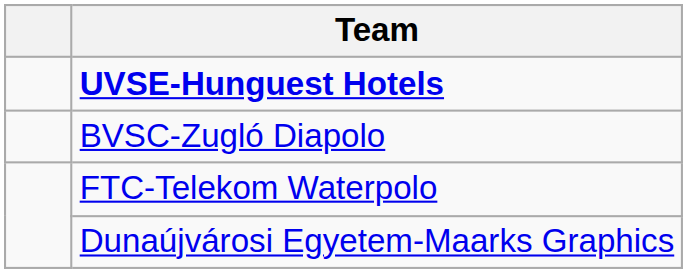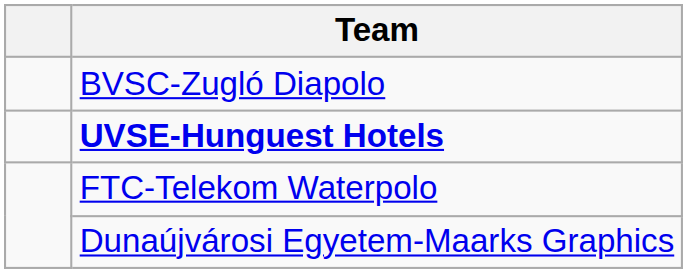rows swapped: (262, 83) <-> (232, 135)
